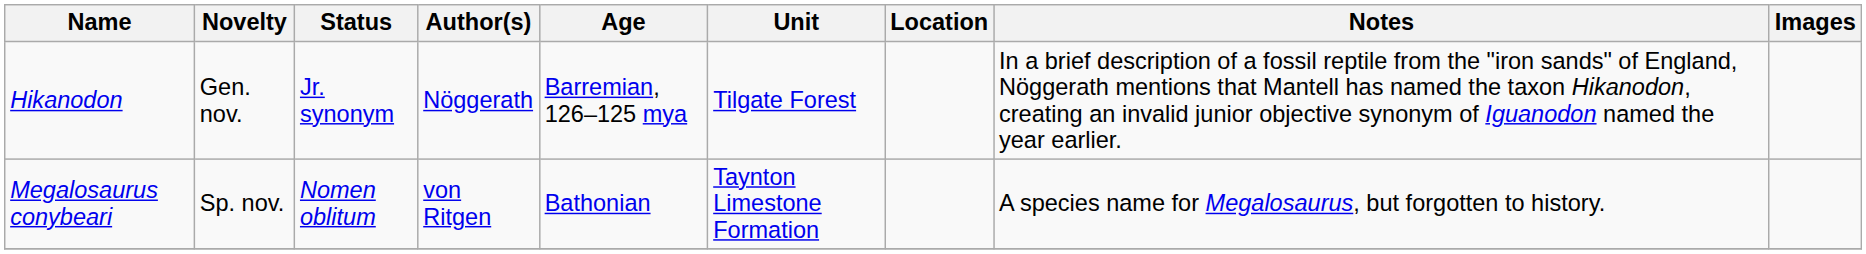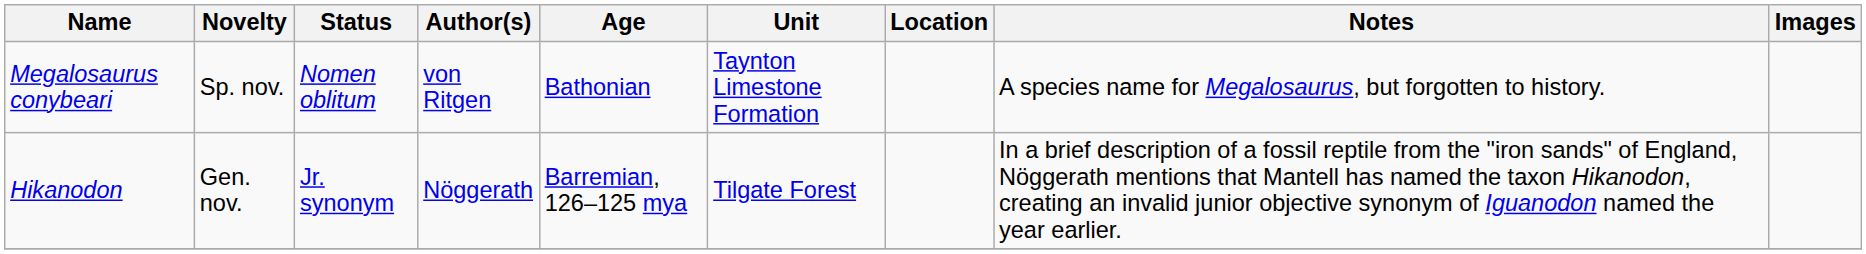rows swapped: (66, 100) <-> (84, 203)
